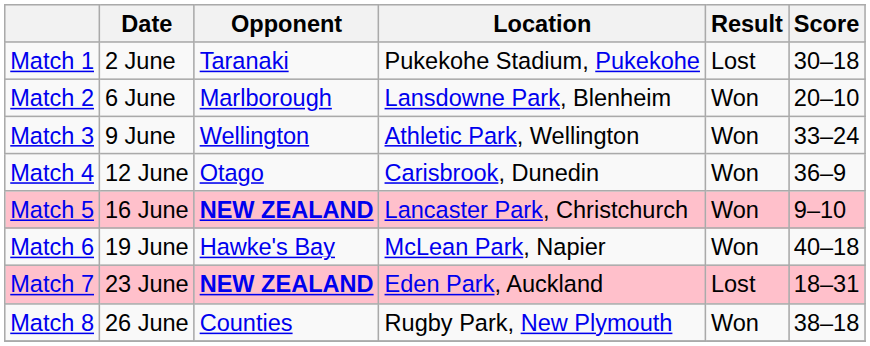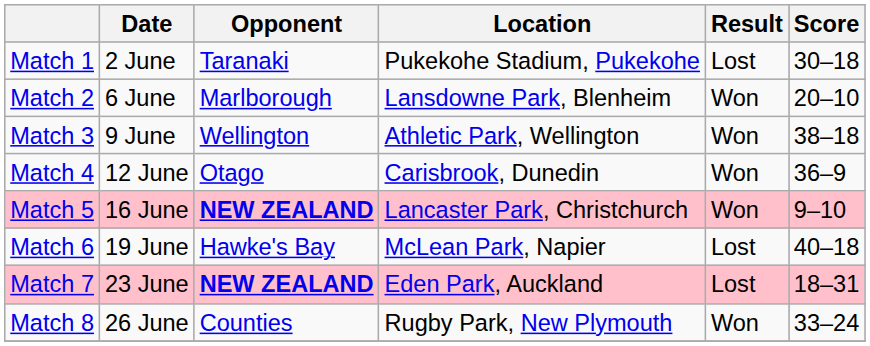(827, 136) 33–24 -> (827, 136) 38–18
(735, 247) Won -> (733, 247) Lost
(827, 322) 38–18 -> (827, 322) 33–24
